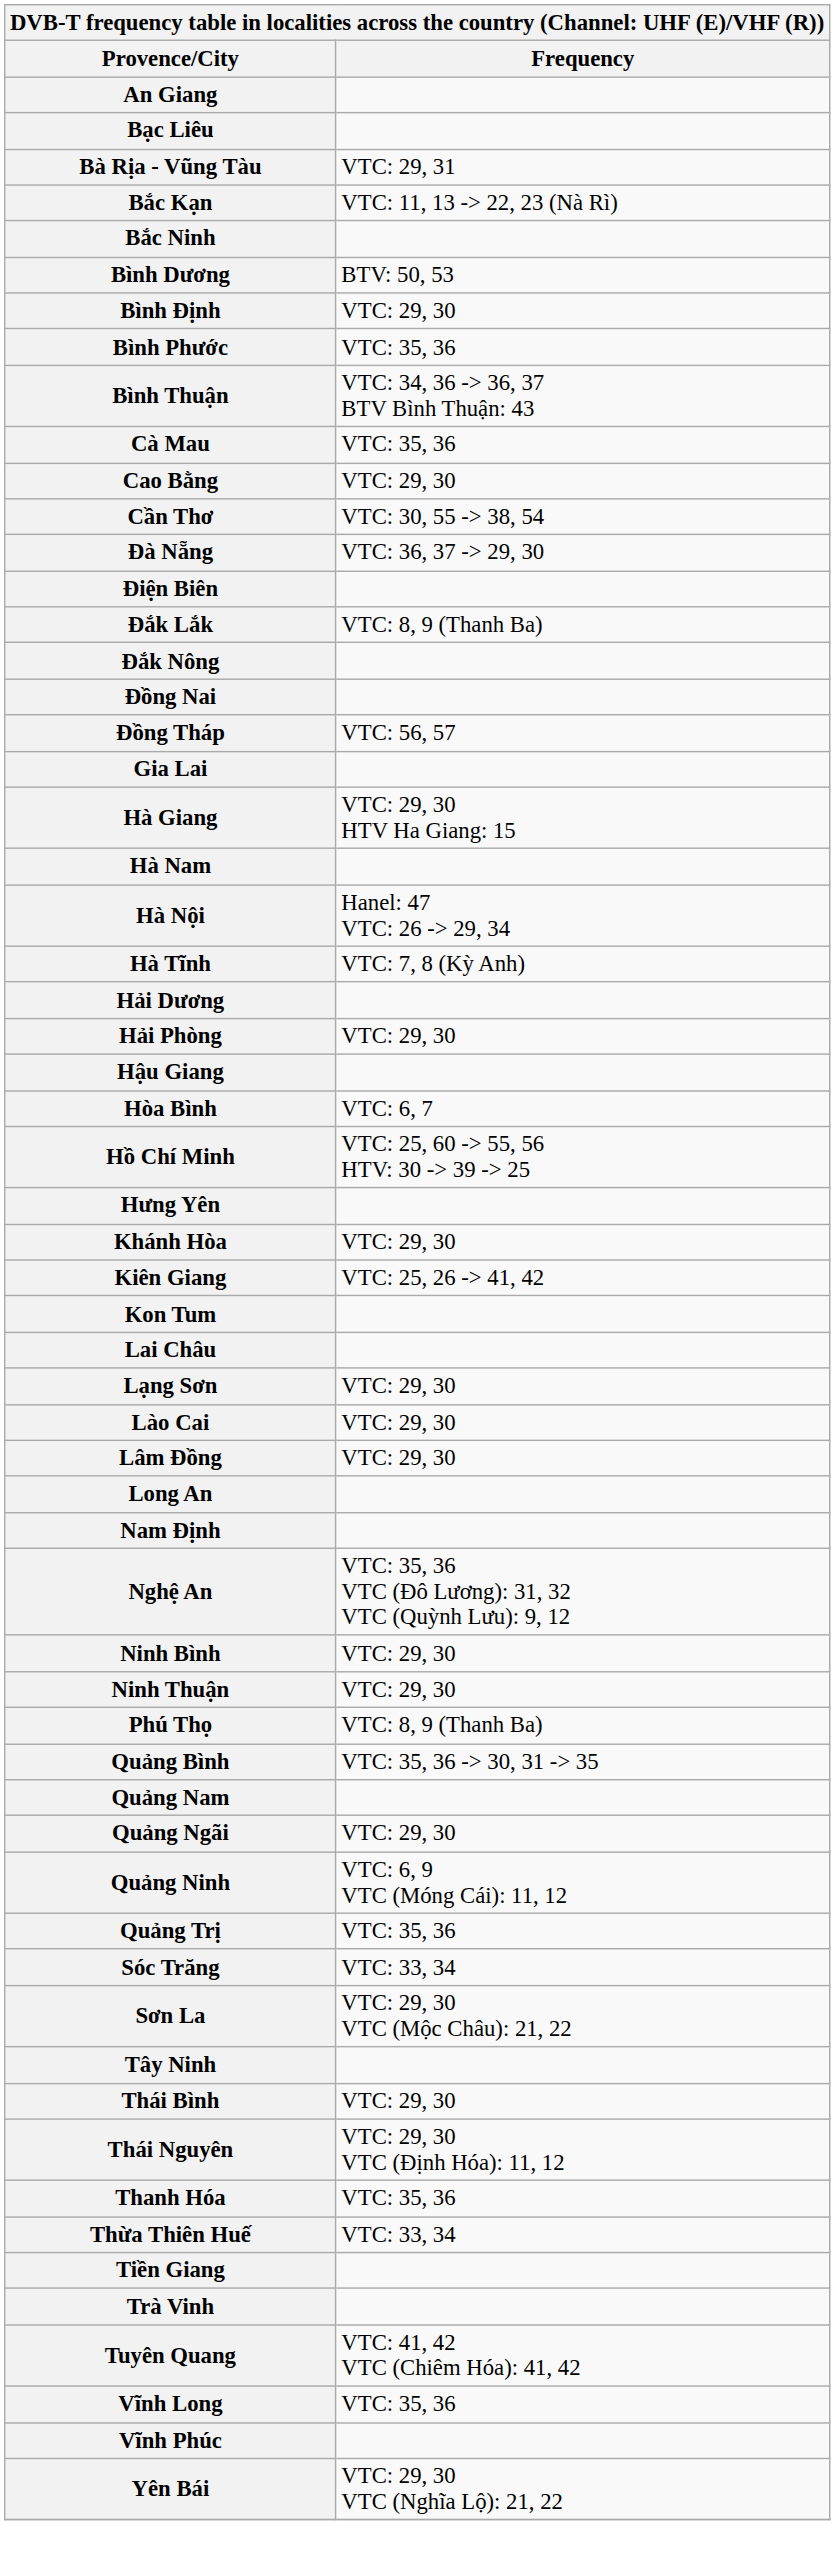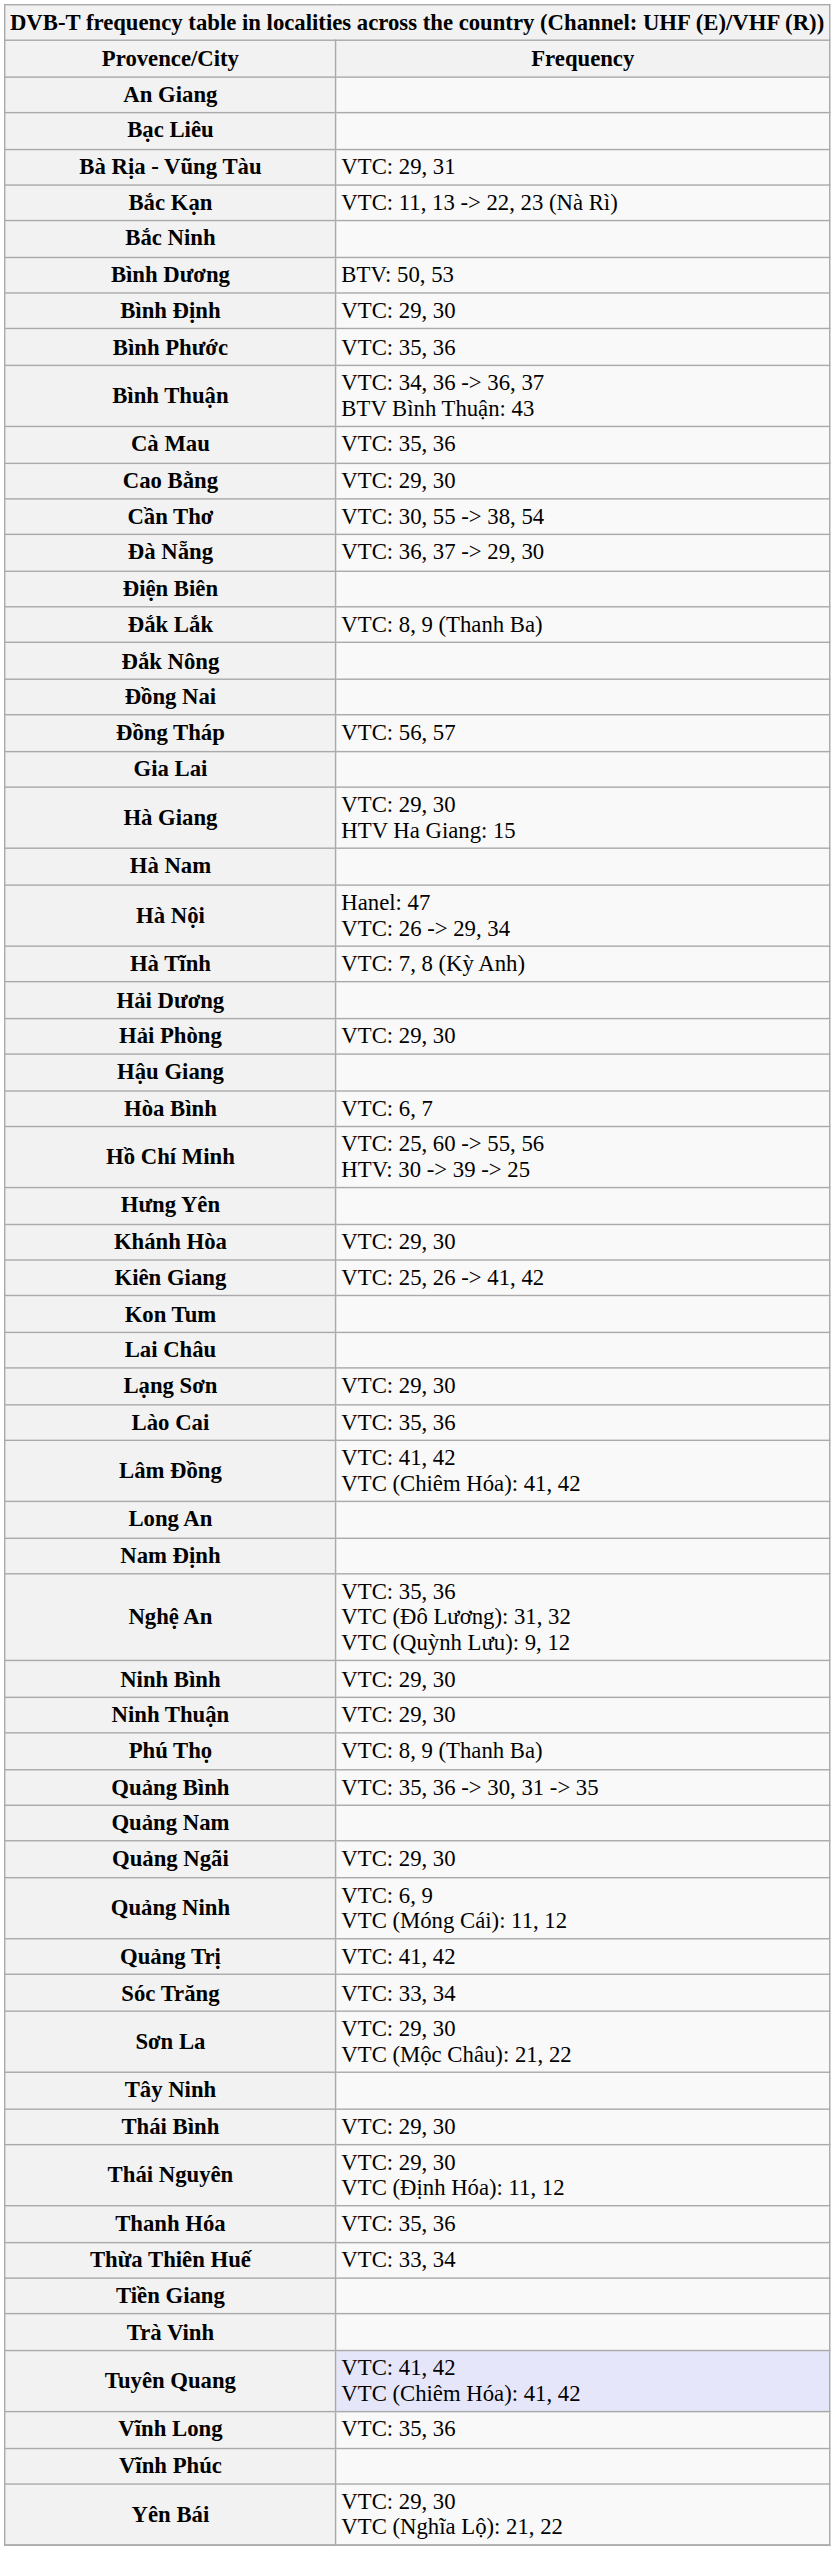(398, 1421) VTC: 29, 30 -> (398, 1421) VTC: 35, 36
(398, 1457) VTC: 29, 30 -> (461, 1470) VTC: 41, 42 VTC (Chiêm Hóa): 41, 42
(398, 1930) VTC: 35, 36 -> (398, 1956) VTC: 41, 42
(461, 2355) no background -> (461, 2380) lavender background
